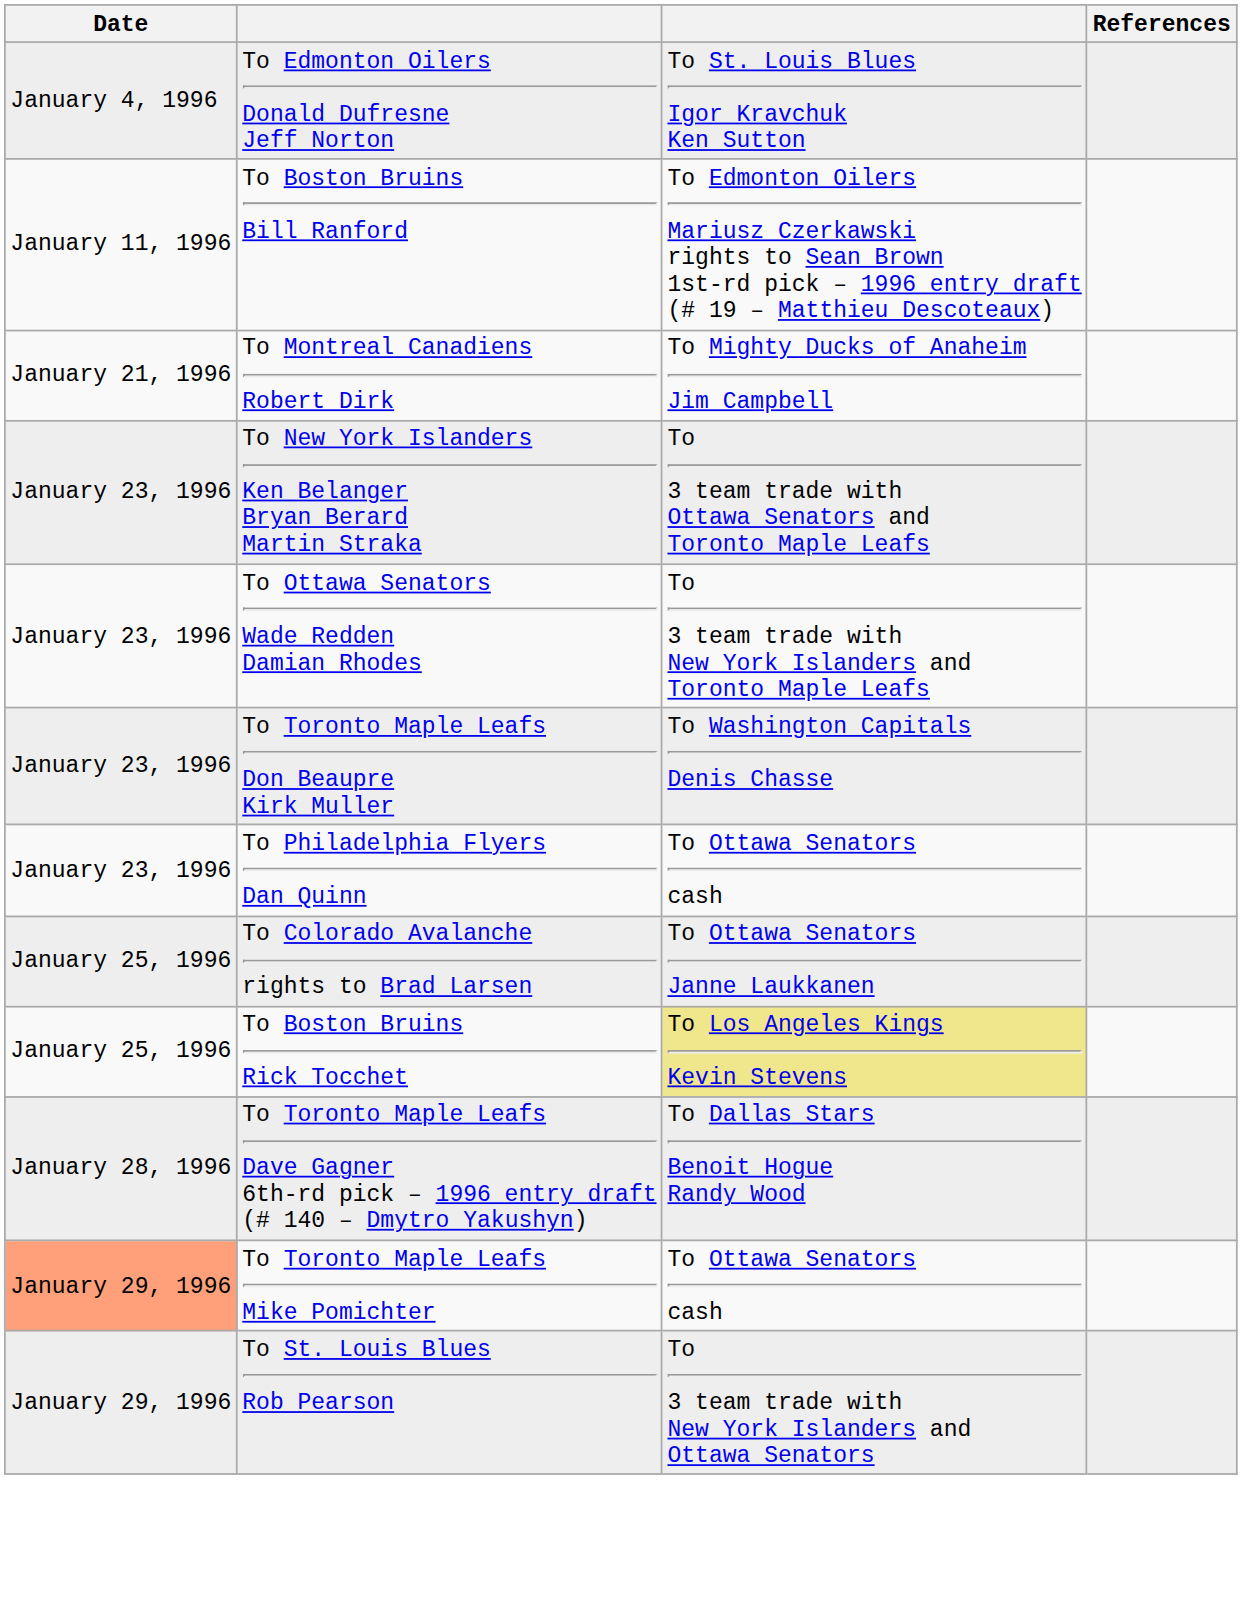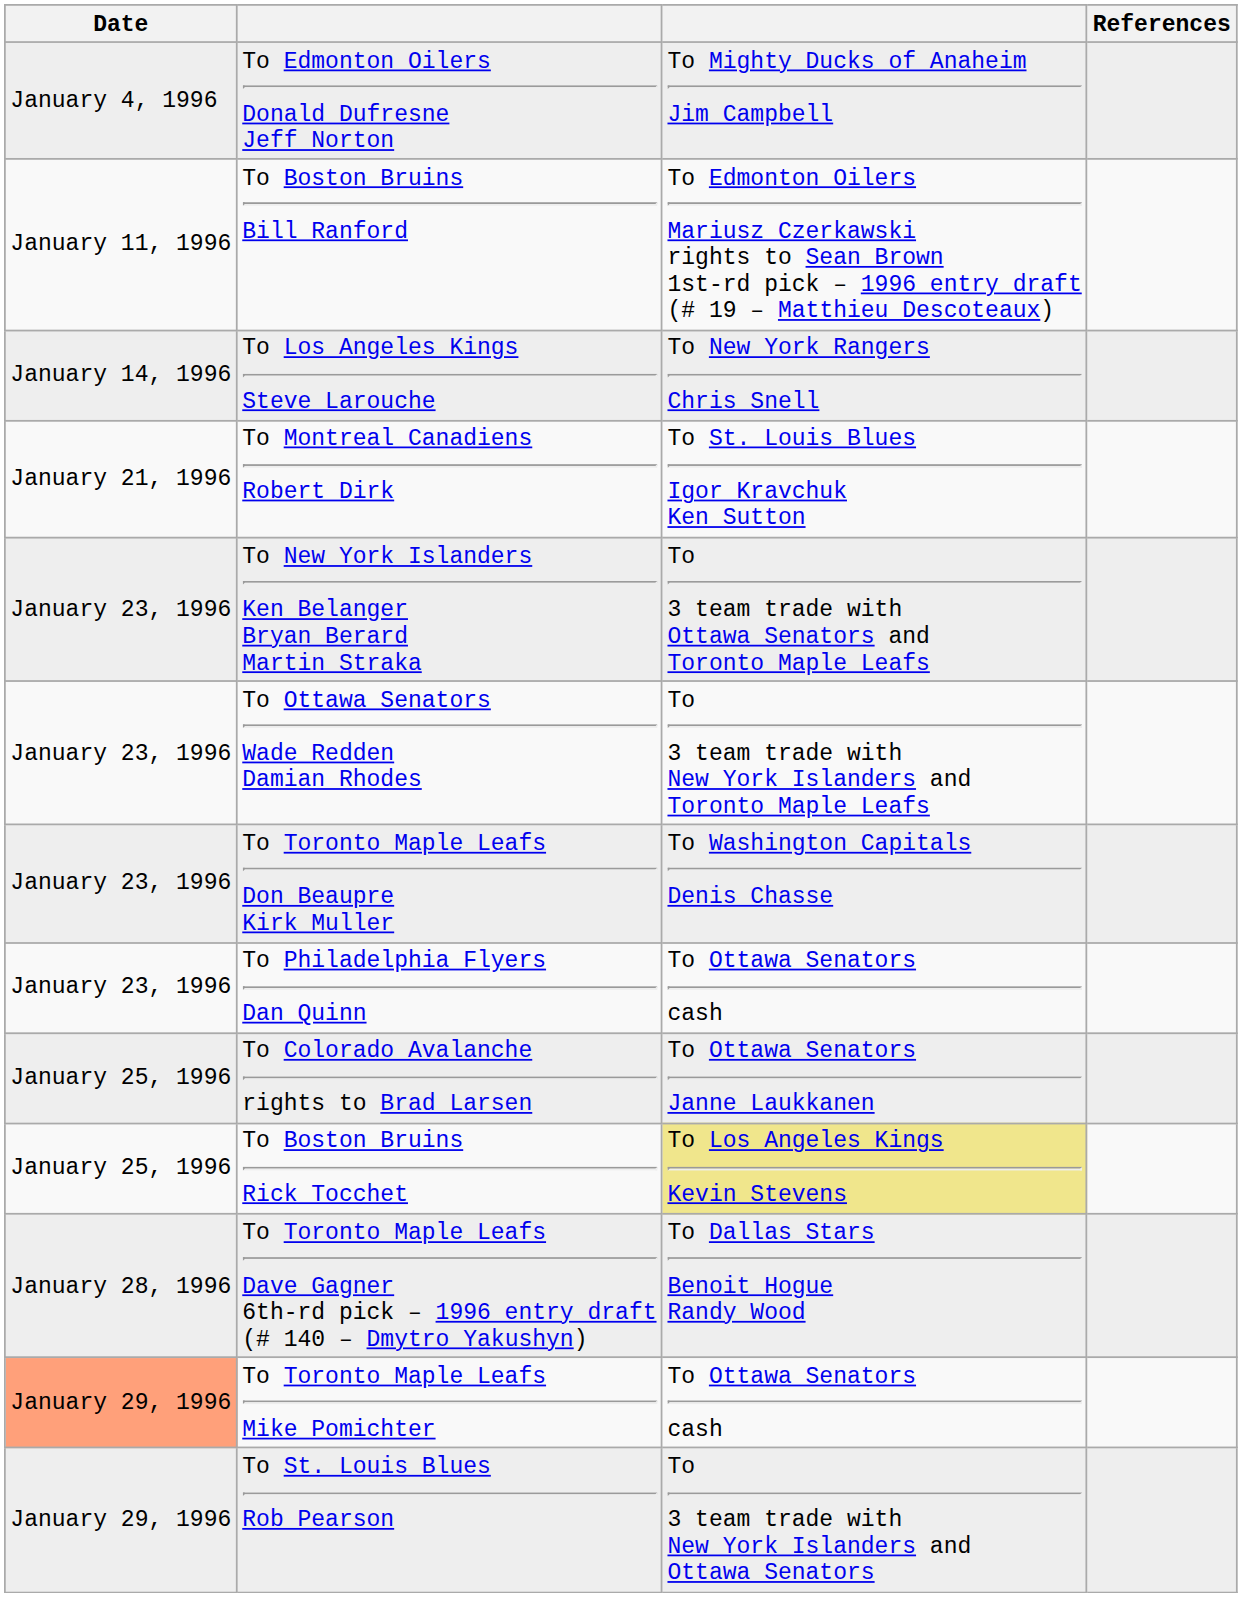(875, 101) To St. Louis Blues Igor Kravchuk Ken Sutton -> (875, 88) To Mighty Ducks of Anaheim Jim Campbell
+ row: (449, 375)
(875, 375) To Mighty Ducks of Anaheim Jim Campbell -> (875, 479) To St. Louis Blues Igor Kravchuk Ken Sutton
